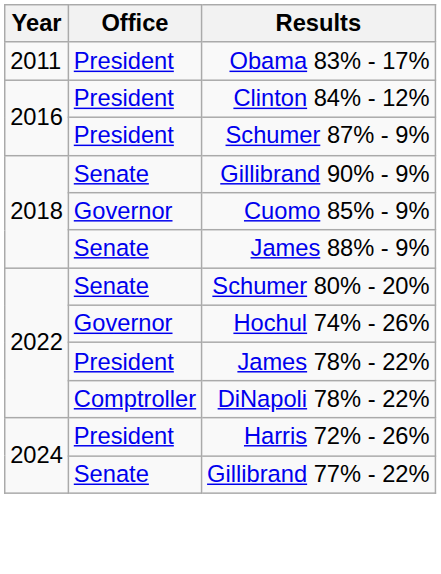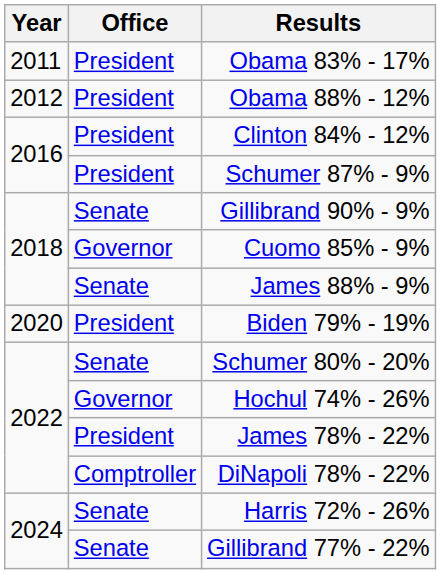+ row: (330, 98)
+ row: (338, 323)
(124, 436) President -> (111, 511) Senate
